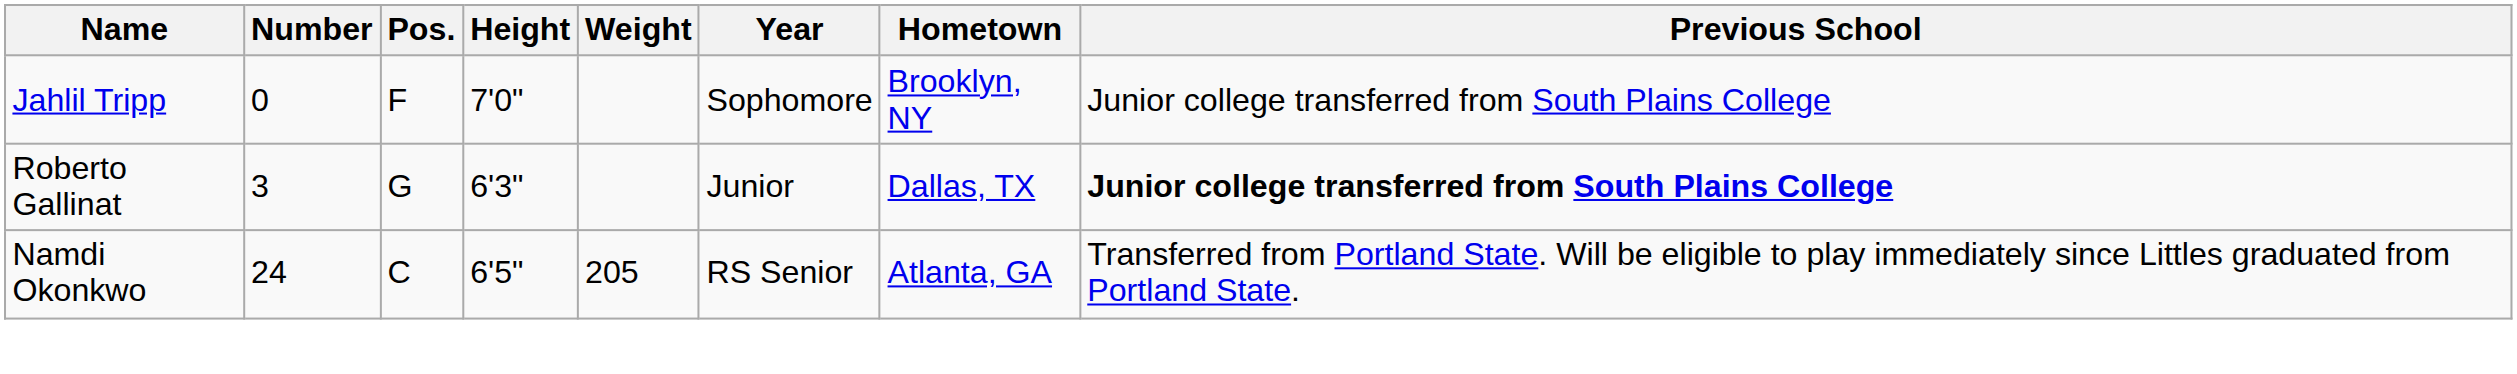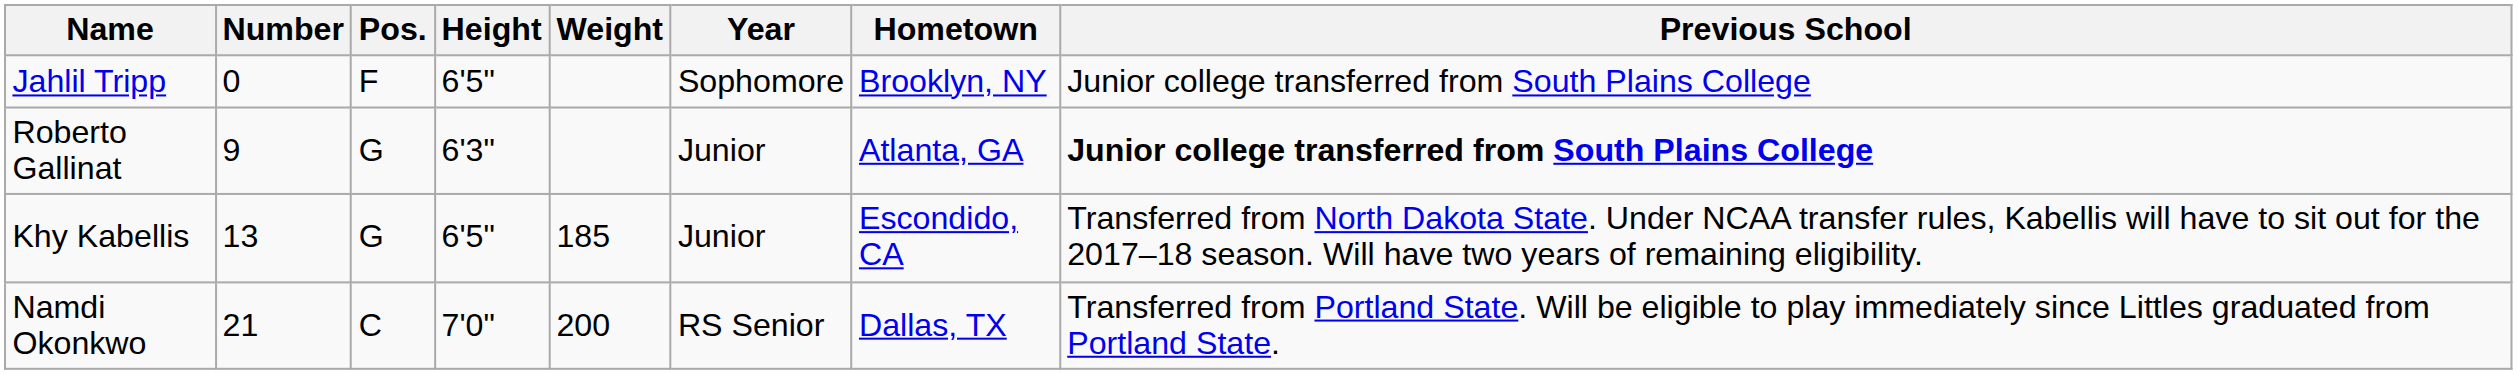(497, 99) 7'0" -> (468, 81) 6'5"
(260, 186) 3 -> (231, 150) 9
(961, 186) Dallas, TX -> (941, 150) Atlanta, GA
+ row: (101, 237)
(269, 273) 24 -> (240, 324) 21
(497, 273) 6'5" -> (468, 324) 7'0"
(612, 273) 205 -> (583, 324) 200
(970, 273) Atlanta, GA -> (933, 324) Dallas, TX
